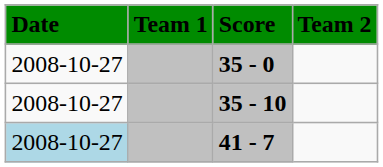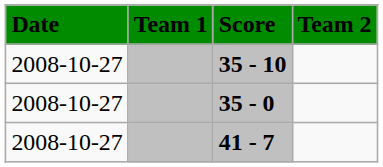rows swapped: (253, 102) <-> (247, 63)
(67, 142) lightblue background -> (67, 142) no background
